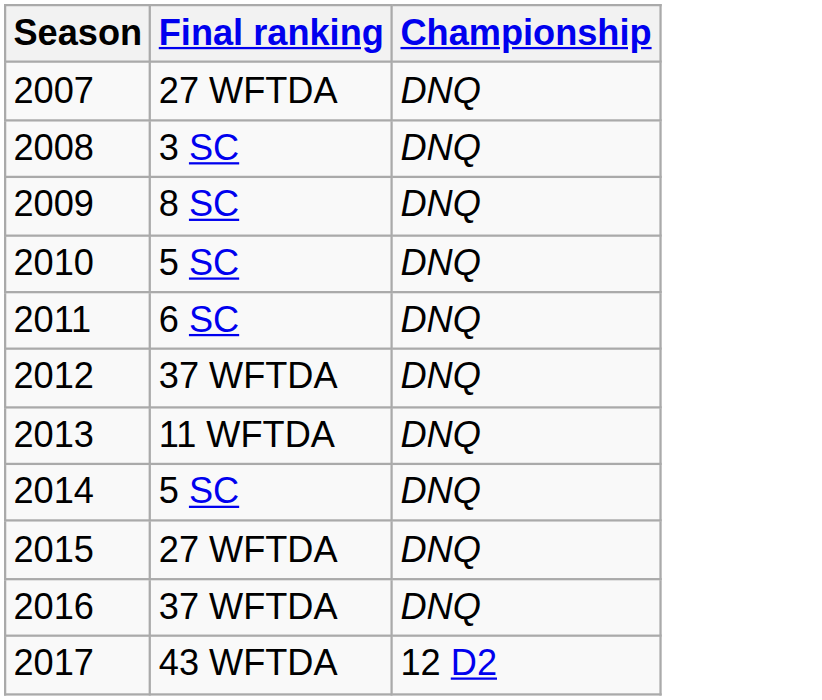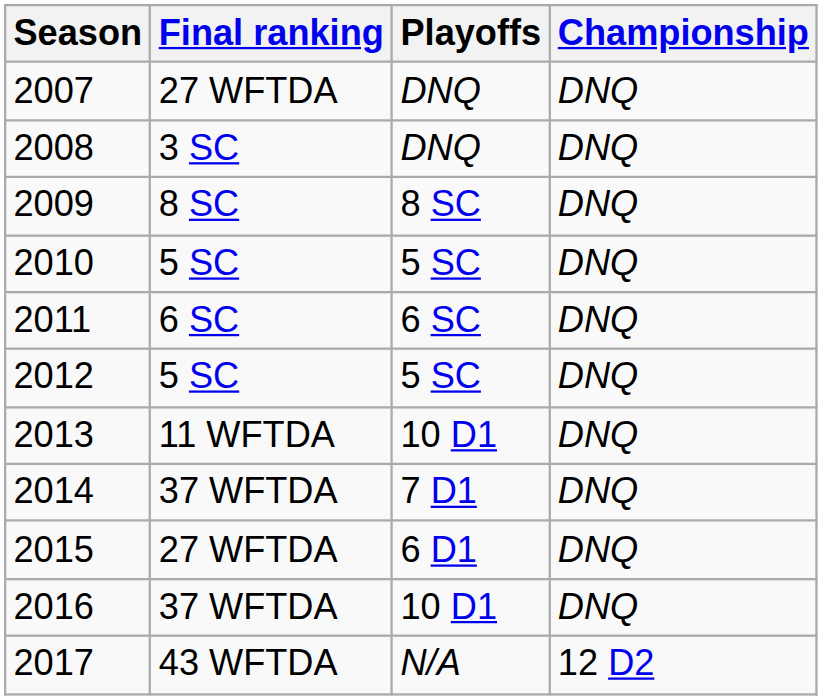+ column: (471, 33)
(248, 377) 37 WFTDA -> (199, 377) 5 SC
(199, 491) 5 SC -> (248, 491) 37 WFTDA
